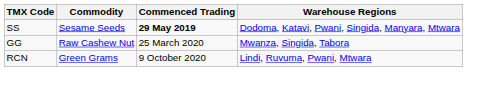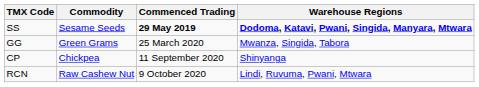(350, 27) normal -> (356, 27) bold
(96, 43) Raw Cashew Nut -> (88, 43) Green Grams
+ row: (13, 58)
(88, 58) Green Grams -> (96, 74) Raw Cashew Nut
